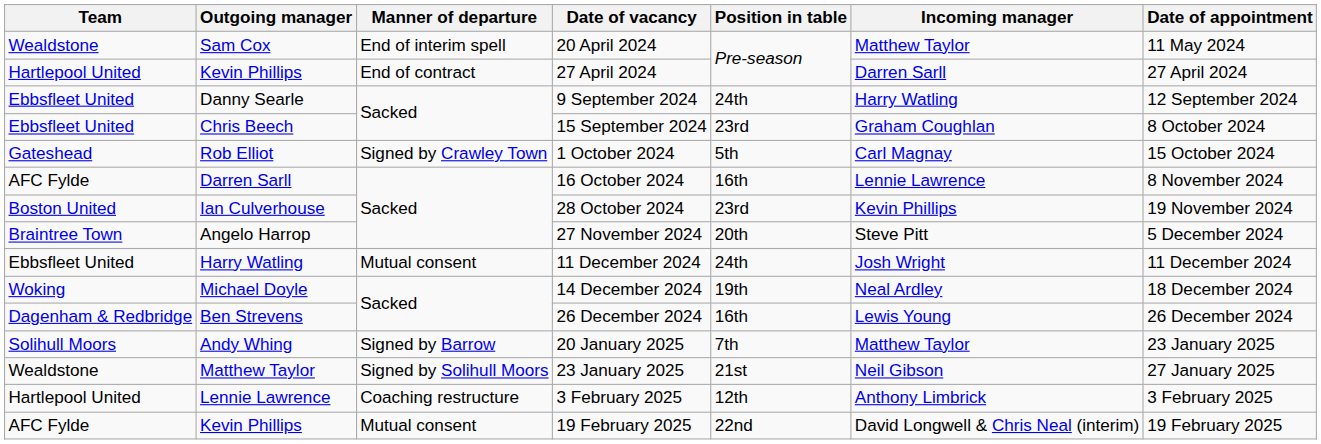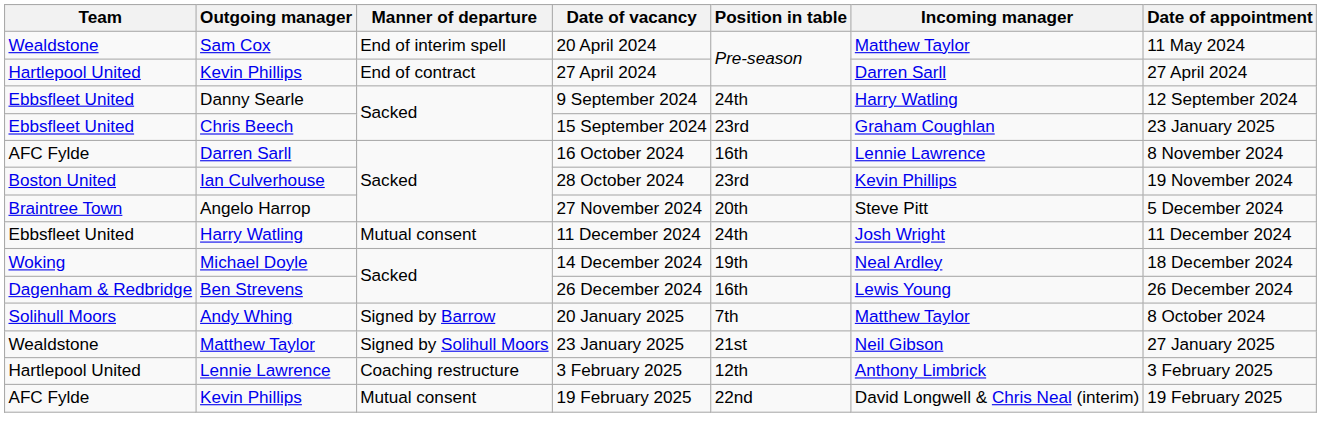(1206, 126) 8 October 2024 -> (1211, 126) 23 January 2025
- row: (615, 153)
(1211, 343) 23 January 2025 -> (1206, 316) 8 October 2024
